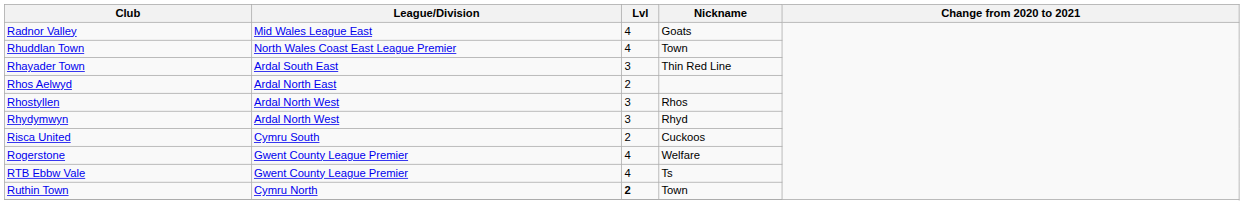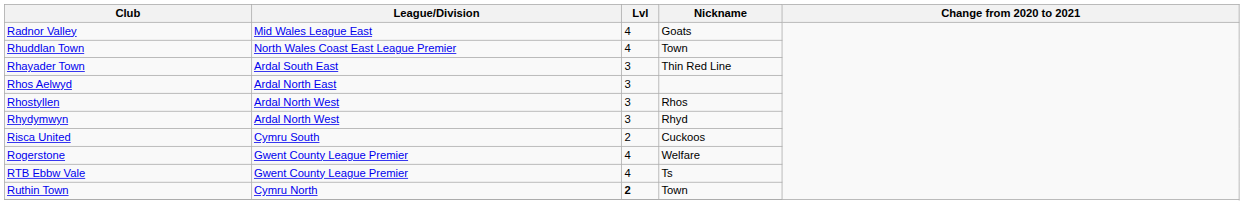(628, 85) 2 -> (628, 85) 3
